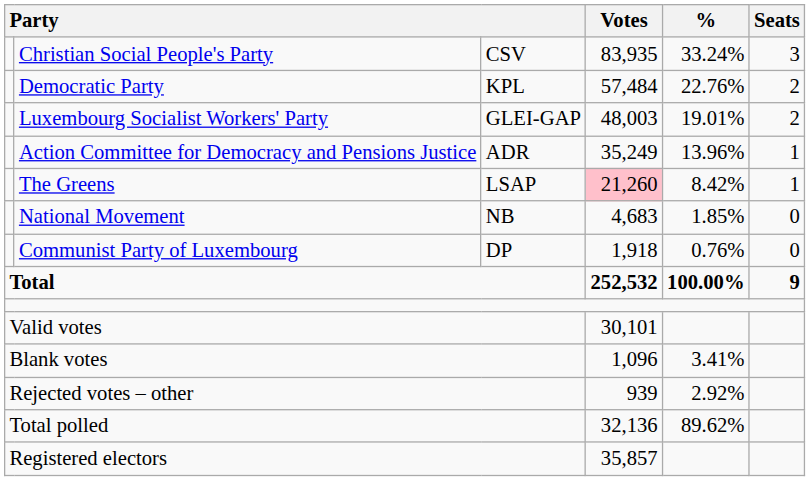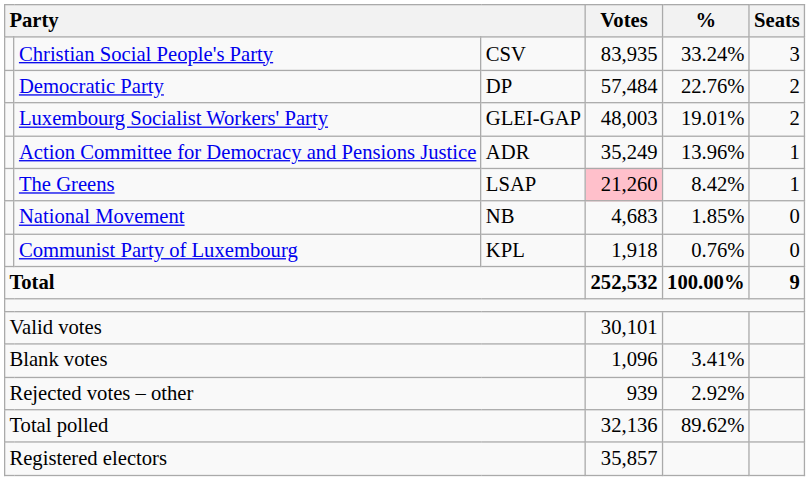(505, 86) KPL -> (499, 86) DP
(499, 250) DP -> (505, 250) KPL
